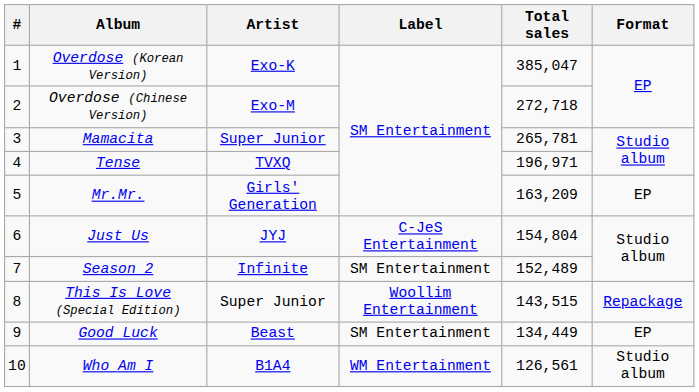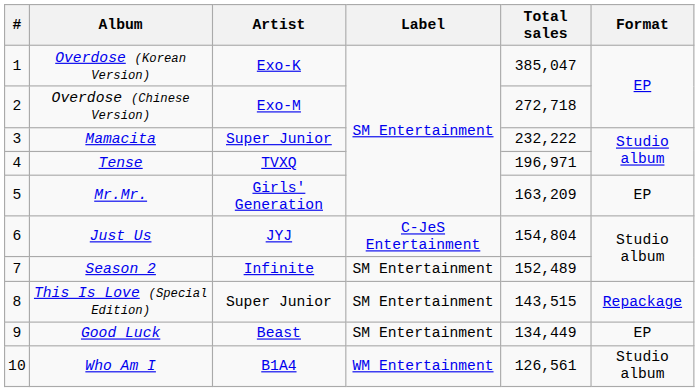(547, 139) 265,781 -> (546, 139) 232,222
(420, 301) Woollim Entertainment -> (423, 301) SM Entertainment
